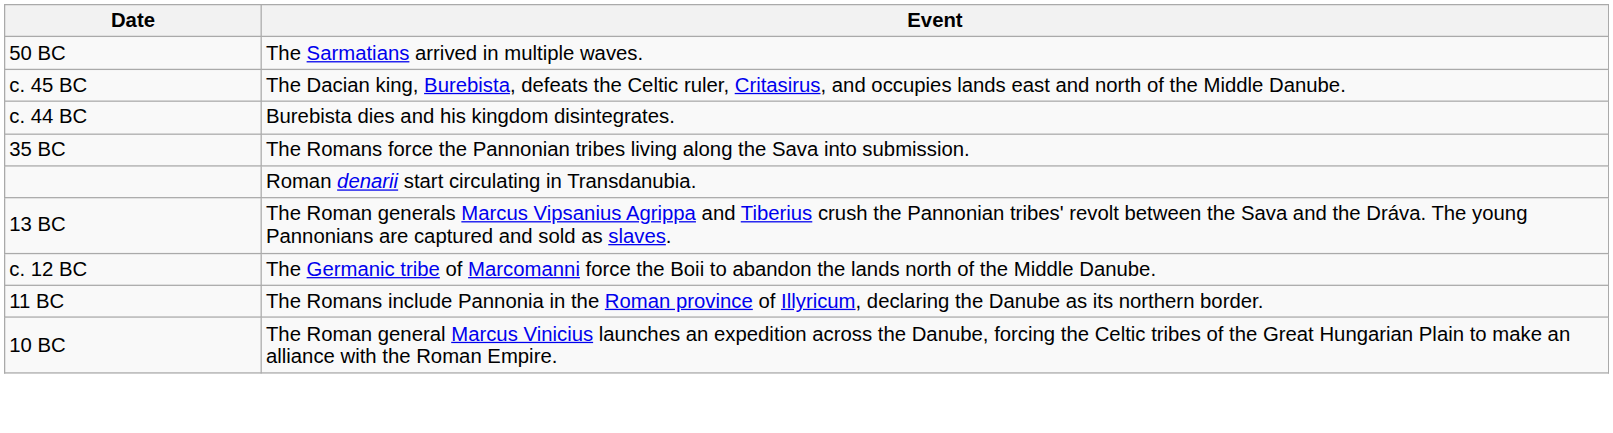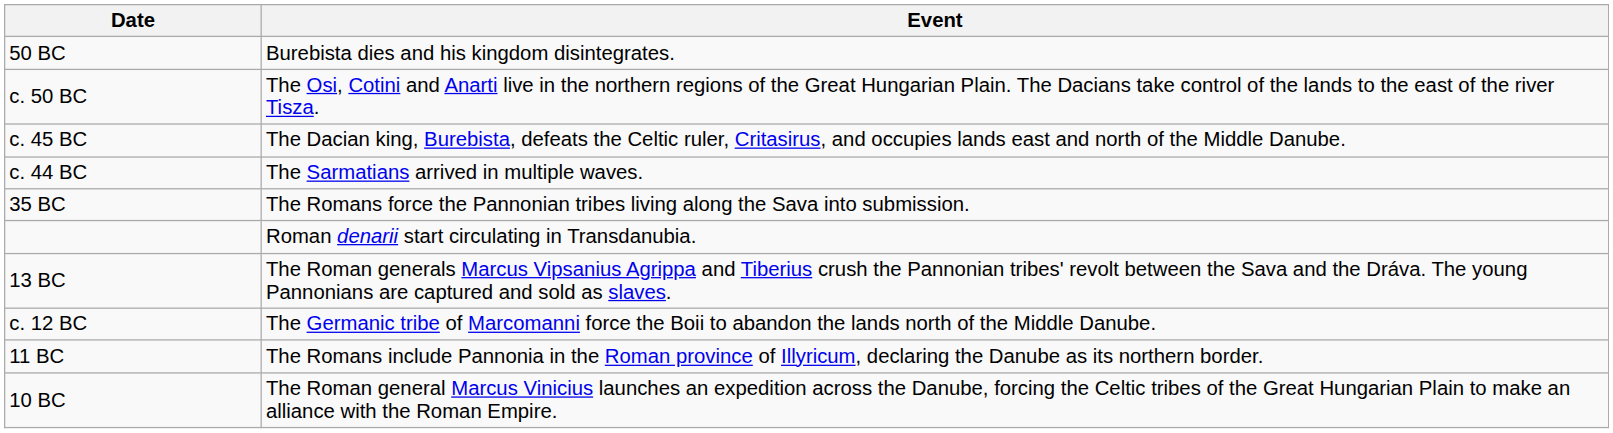(455, 52) The Sarmatians arrived in multiple waves. -> (470, 52) Burebista dies and his kingdom disintegrates.
+ row: (48, 96)
(470, 117) Burebista dies and his kingdom disintegrates. -> (455, 172) The Sarmatians arrived in multiple waves.
